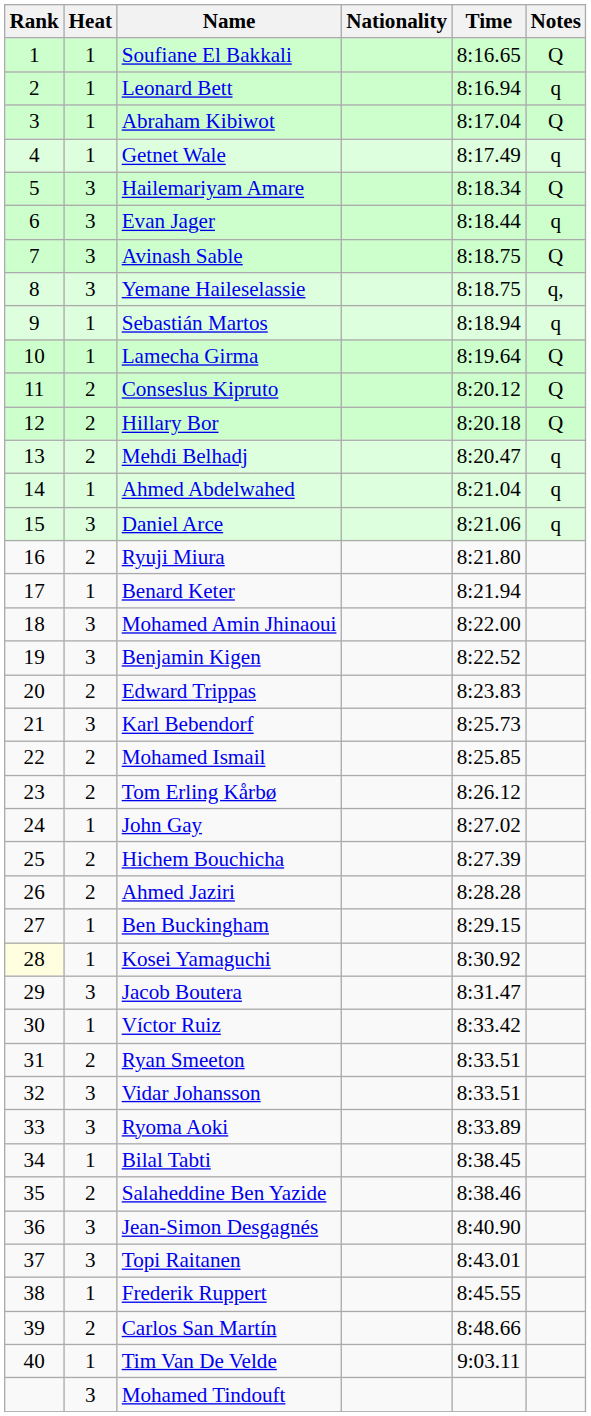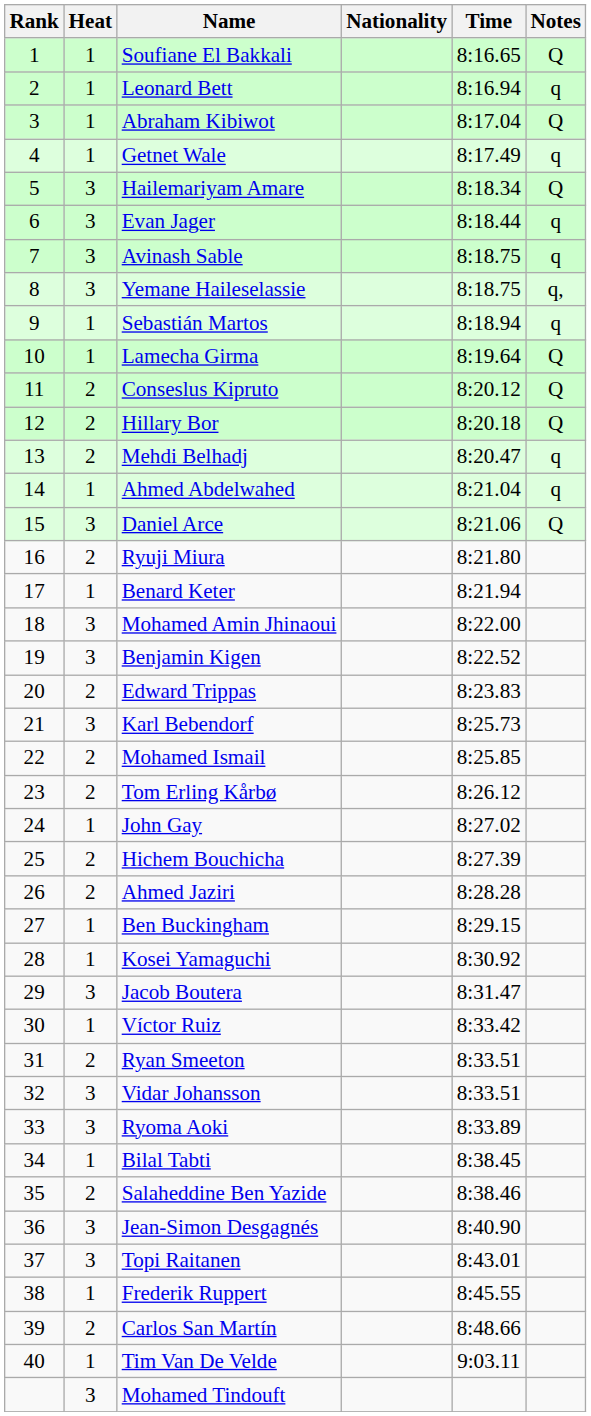(556, 255) Q -> (556, 255) q
(556, 523) q -> (556, 523) Q
(34, 959) lightyellow background -> (34, 959) no background
